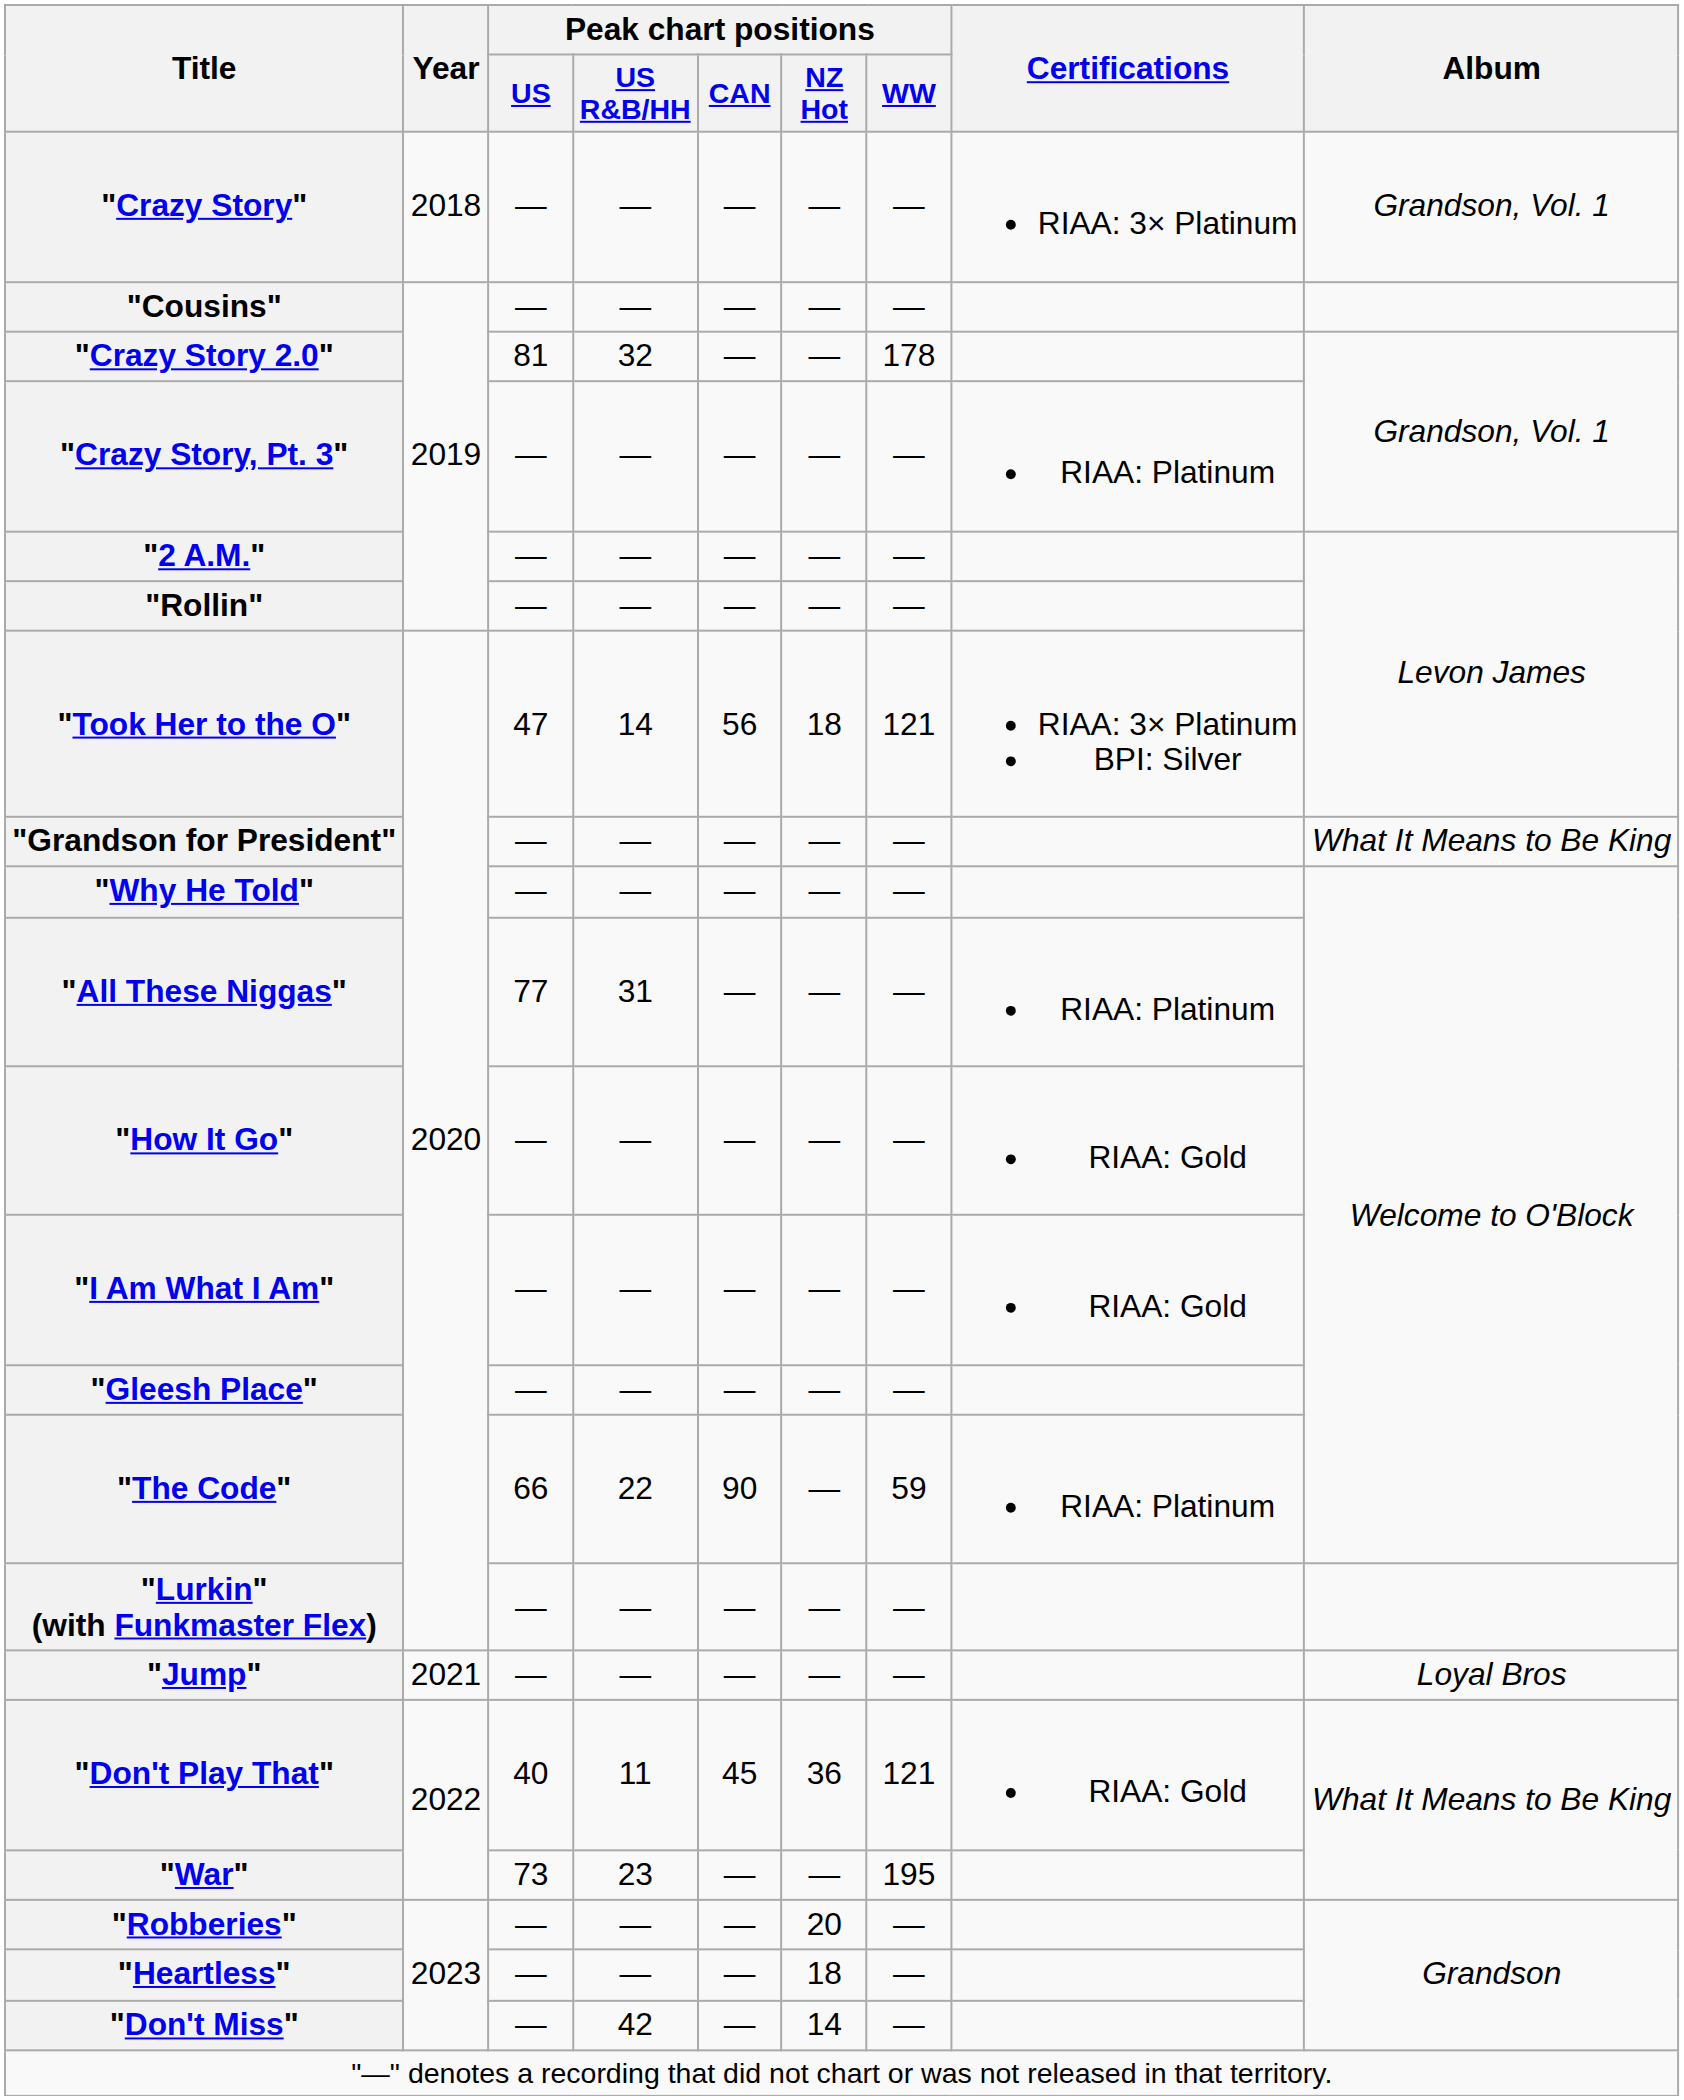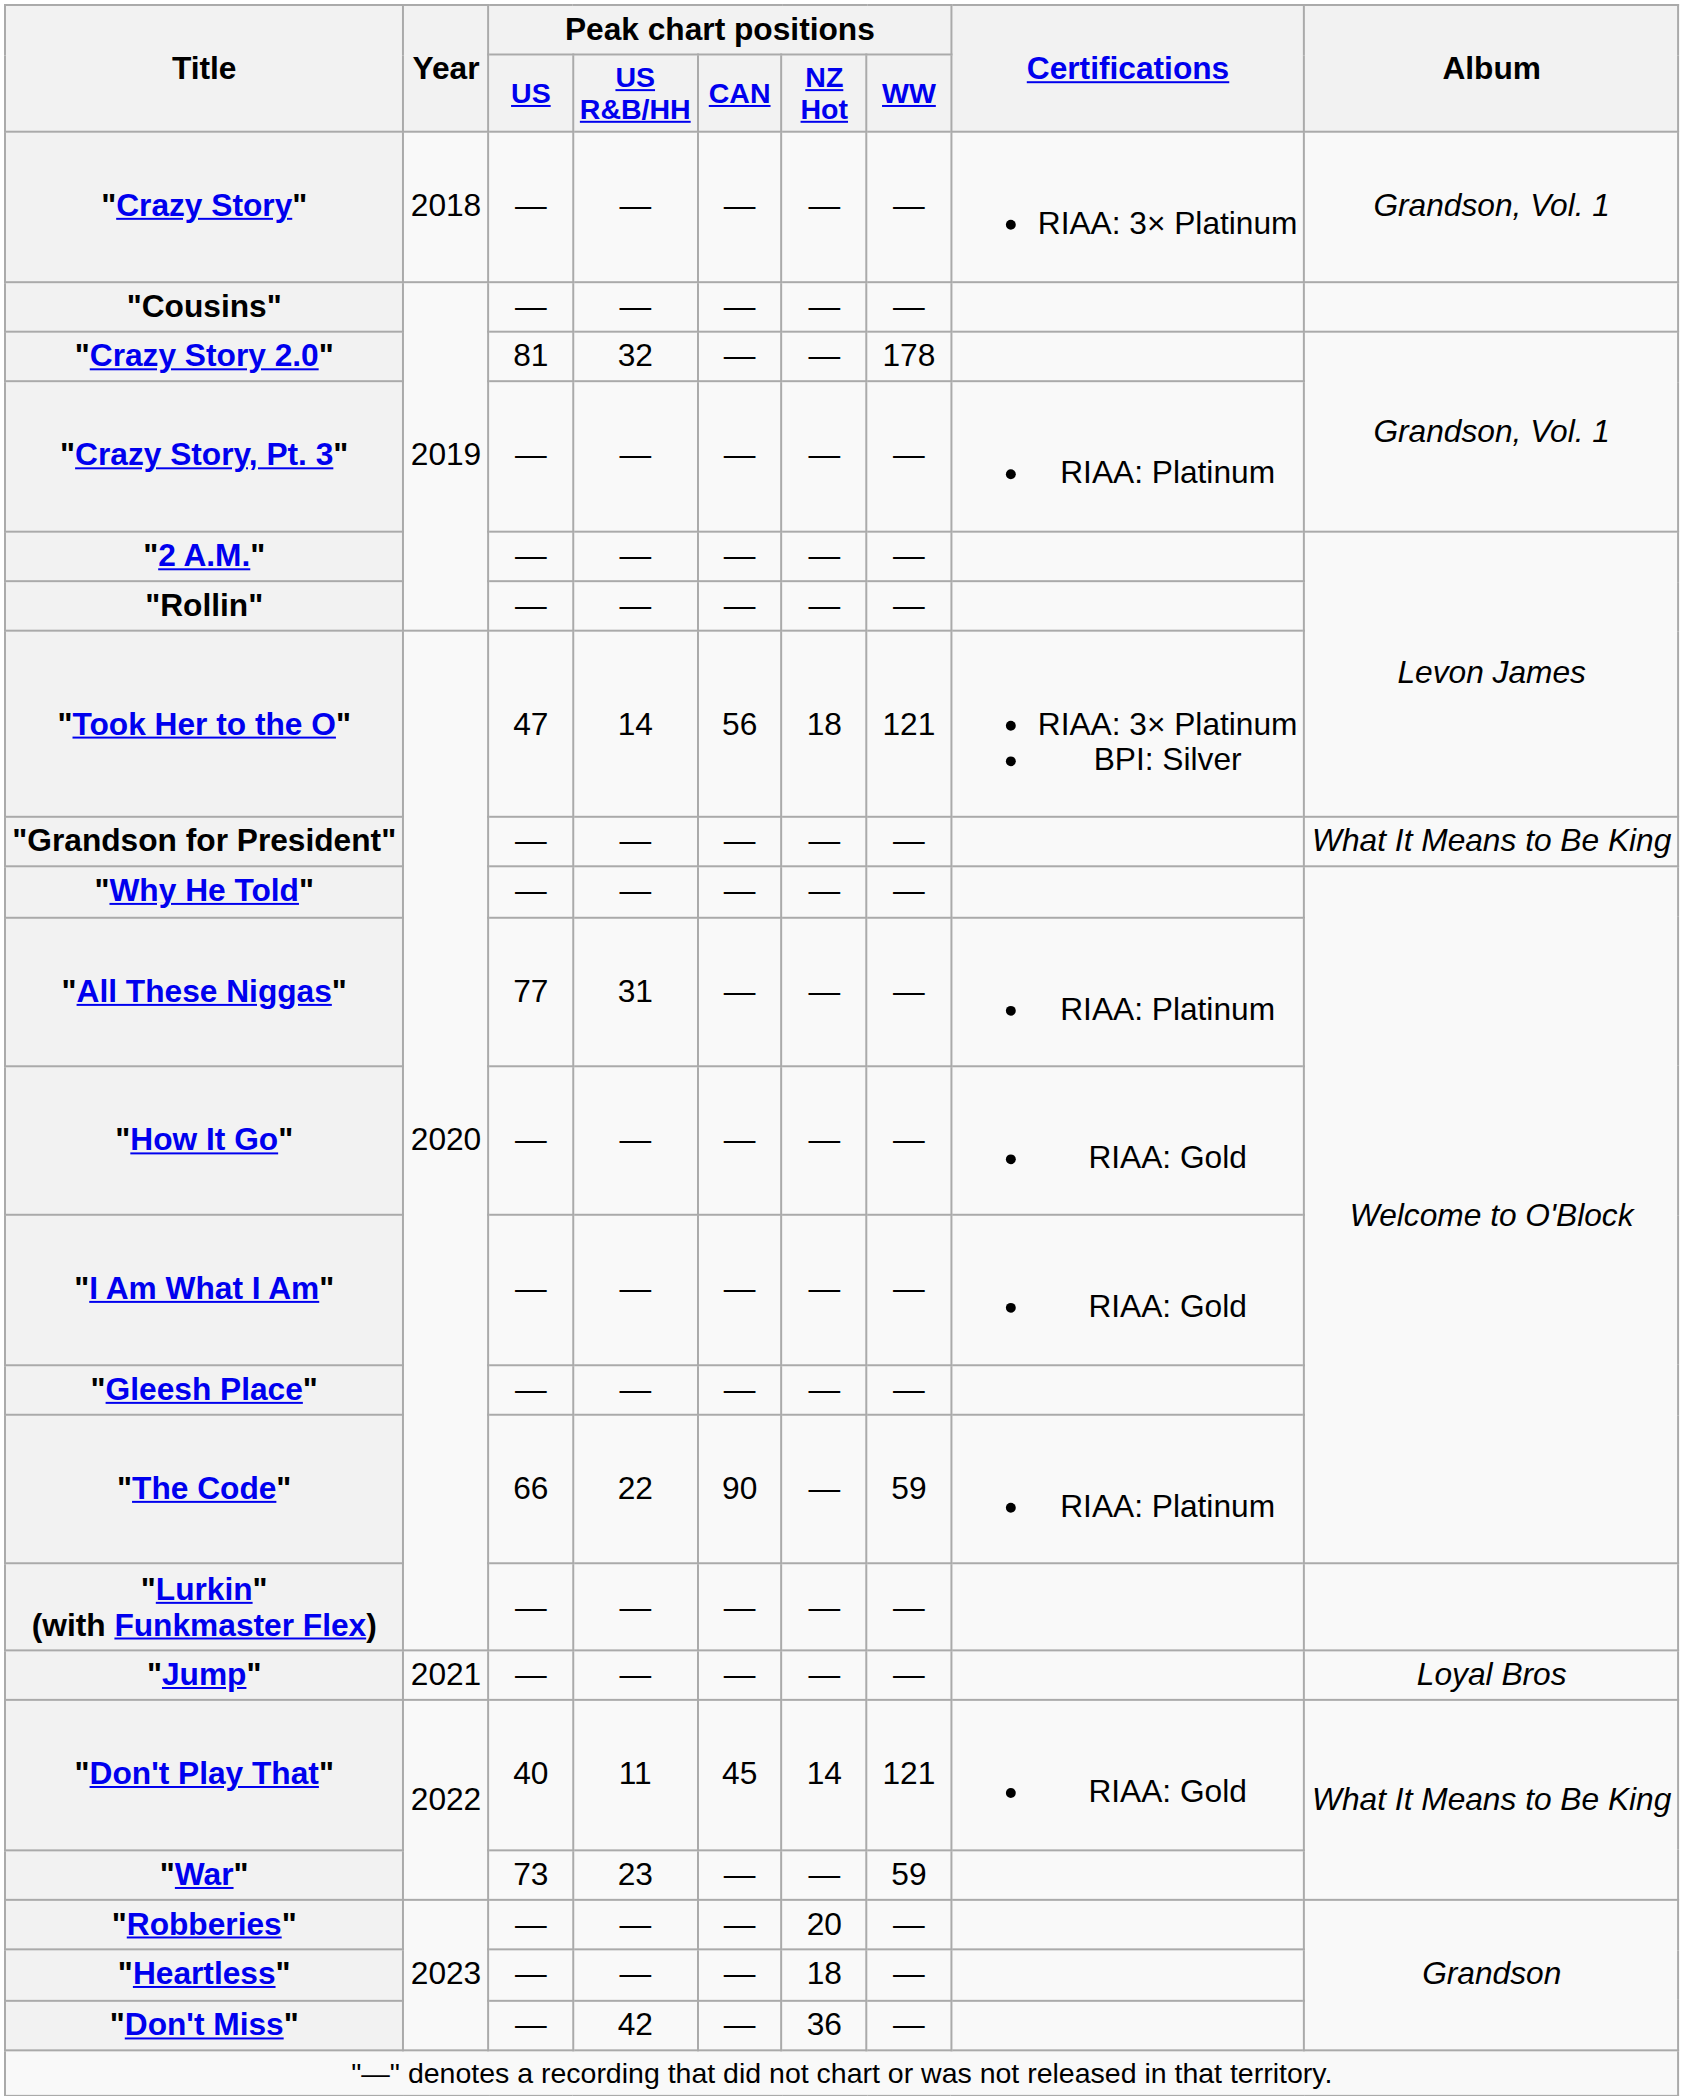(824, 1774) 36 -> (824, 1774) 14
(909, 1873) 195 -> (909, 1873) 59
(824, 2024) 14 -> (824, 2024) 36
